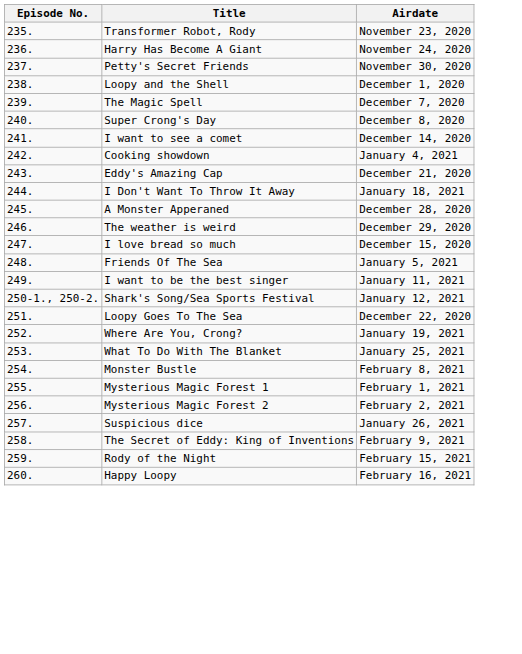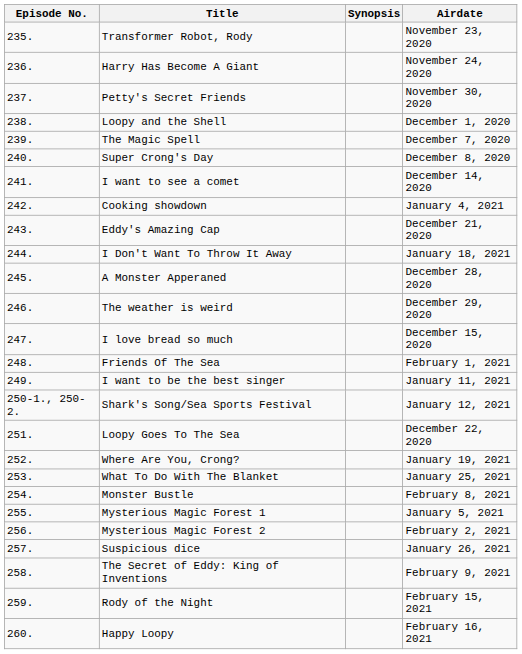+ column: (374, 13)
(409, 262) January 5, 2021 -> (458, 363) February 1, 2021
(412, 387) February 1, 2021 -> (455, 513) January 5, 2021
